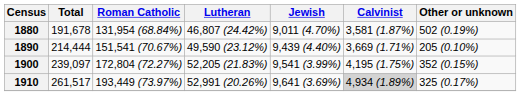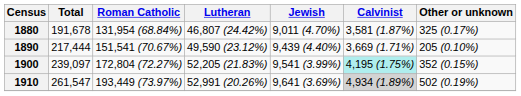(449, 30) 502 (0.19%) -> (449, 30) 325 (0.17%)
(71, 47) 214,444 -> (71, 47) 217,444
(380, 64) no background -> (380, 64) paleturquoise background
(71, 82) 261,517 -> (71, 82) 261,547
(449, 82) 325 (0.17%) -> (449, 82) 502 (0.19%)
